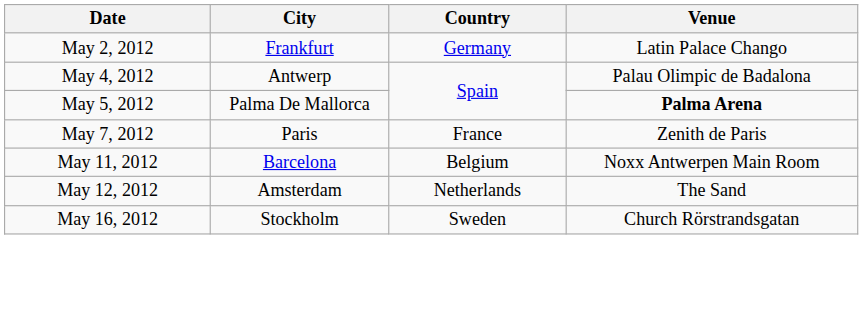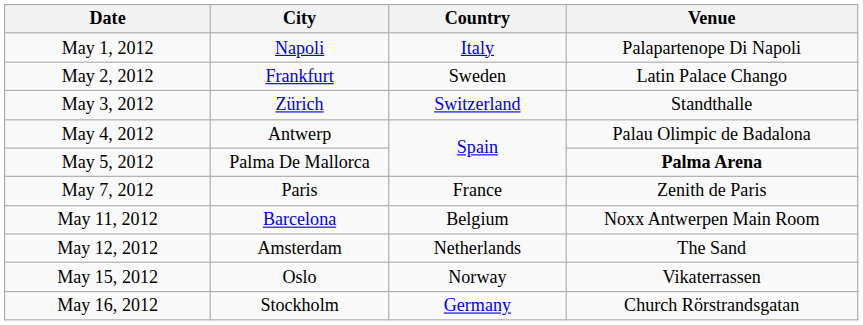+ row: (108, 47)
(477, 47) Germany -> (477, 76) Sweden
+ row: (108, 104)
+ row: (108, 276)
(477, 219) Sweden -> (477, 305) Germany
